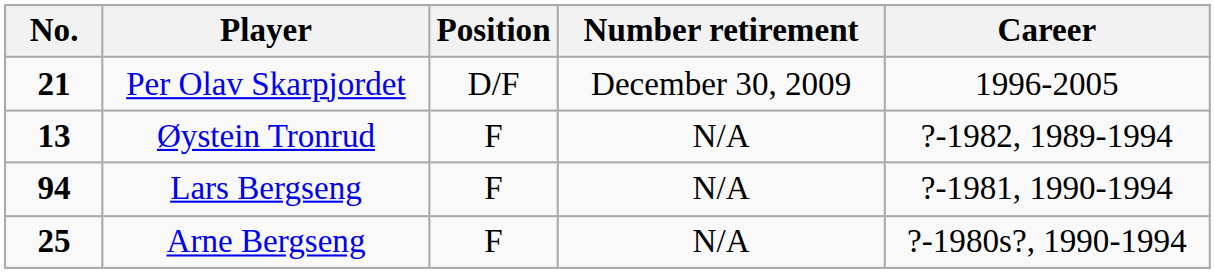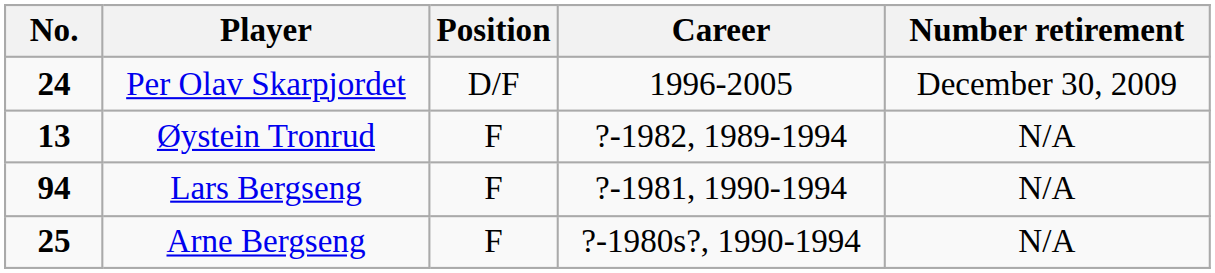columns swapped: (1047, 30) <-> (721, 30)
(54, 83) 21 -> (54, 83) 24
